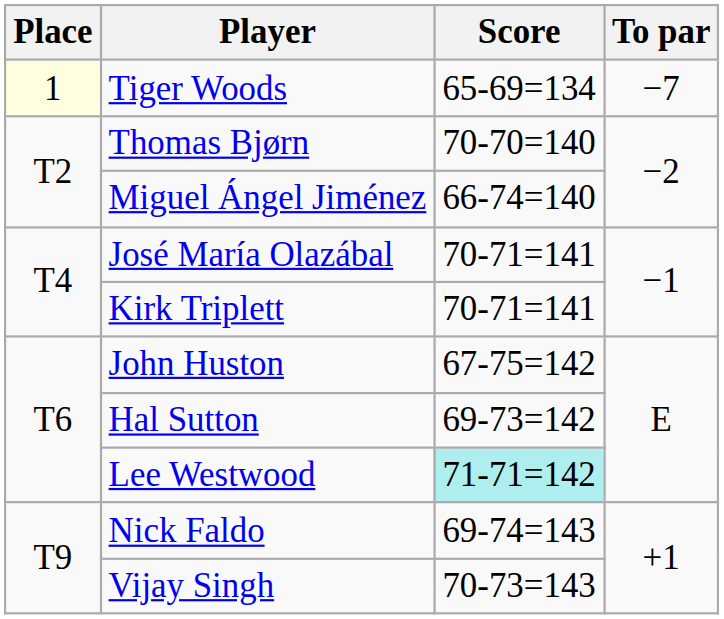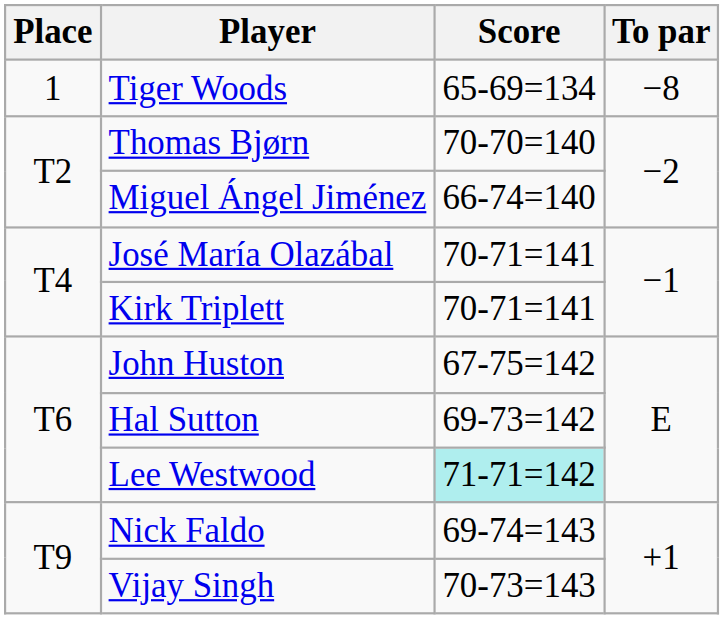(53, 87) lightyellow background -> (53, 87) no background
(661, 87) −7 -> (661, 87) −8
